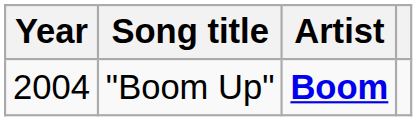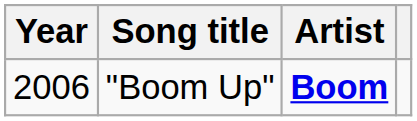(51, 86) 2004 -> (51, 86) 2006
